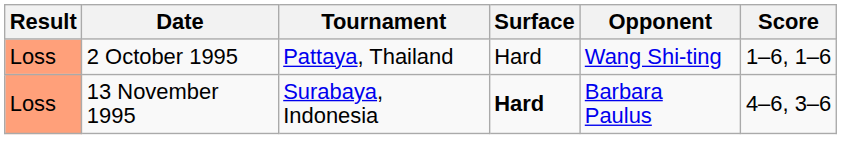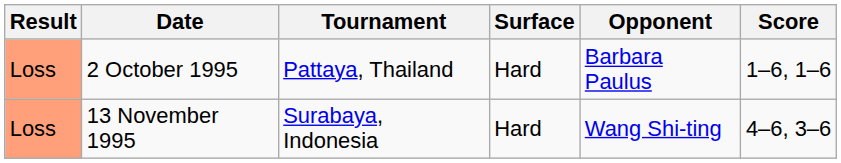(653, 56) Wang Shi-ting -> (624, 68) Barbara Paulus
(519, 103) bold -> (518, 128) normal
(624, 103) Barbara Paulus -> (653, 128) Wang Shi-ting
